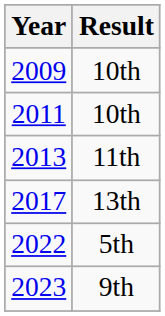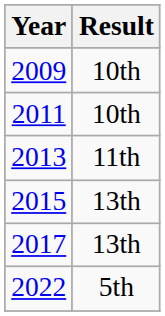+ row: (39, 200)
- row: (39, 288)
